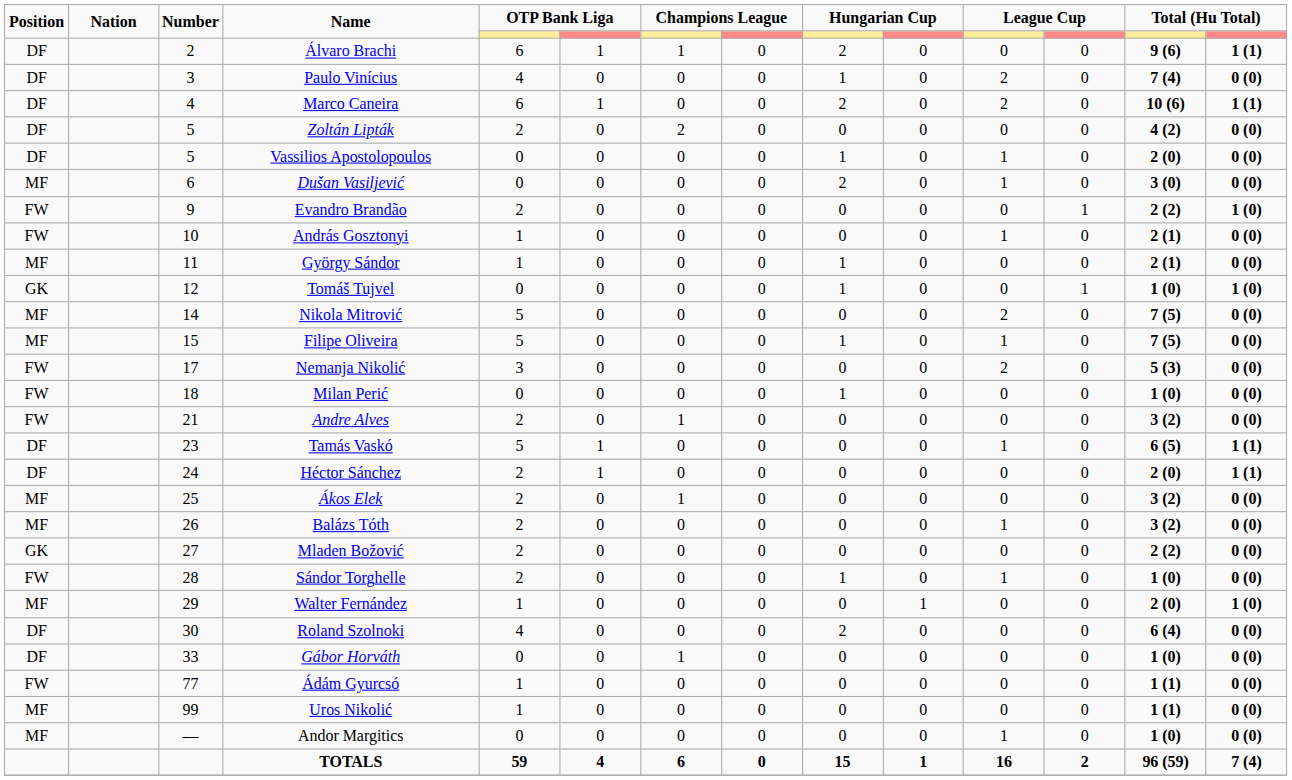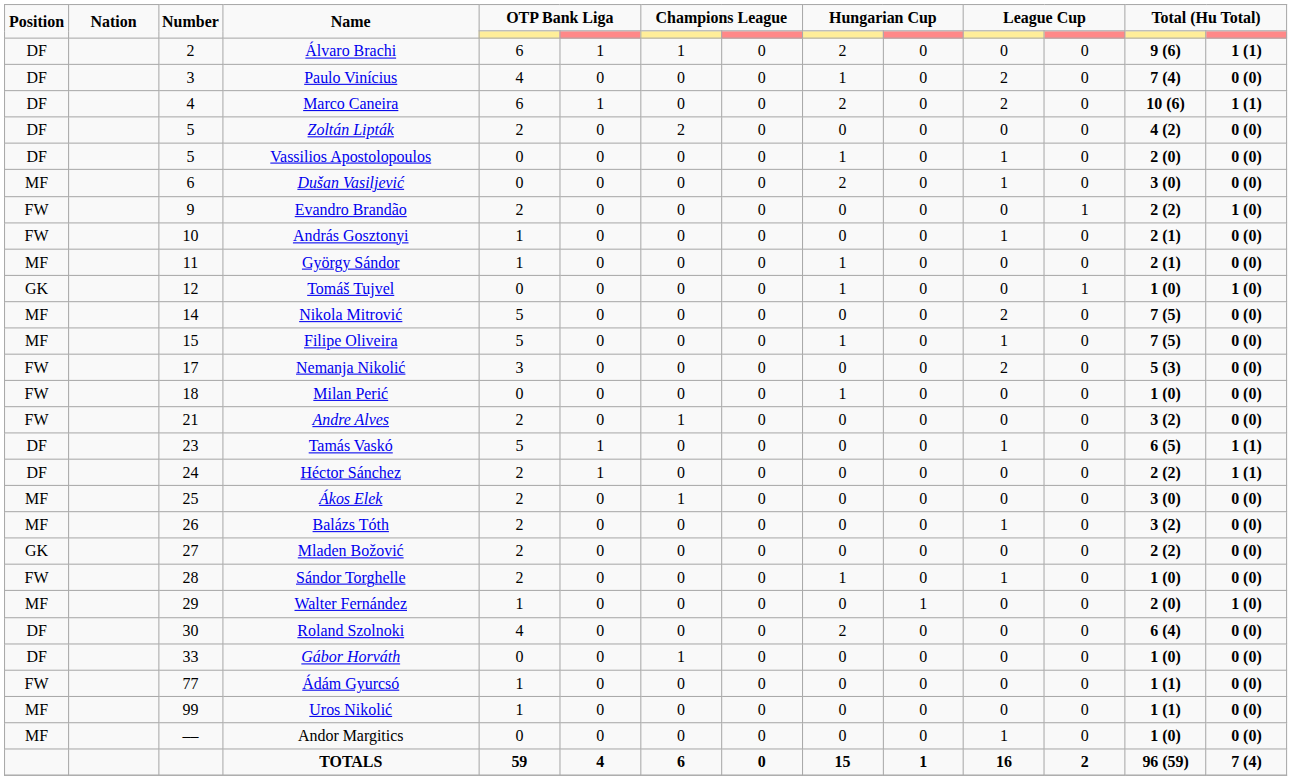(1166, 472) 2 (0) -> (1166, 472) 2 (2)
(1166, 498) 3 (2) -> (1166, 498) 3 (0)
